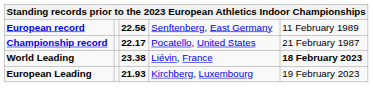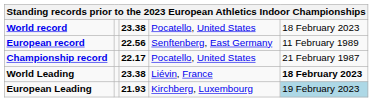+ row: (37, 27)
(321, 74) no background -> (321, 89) lightblue background
